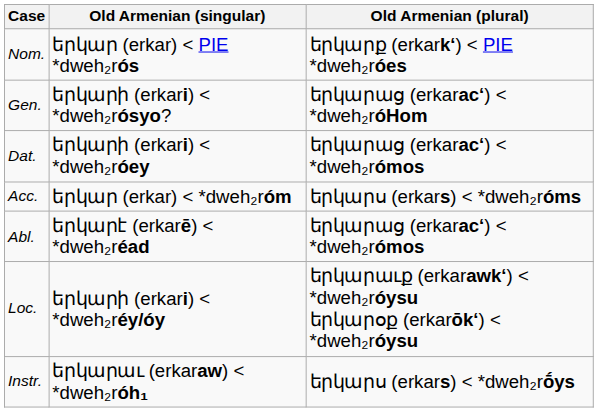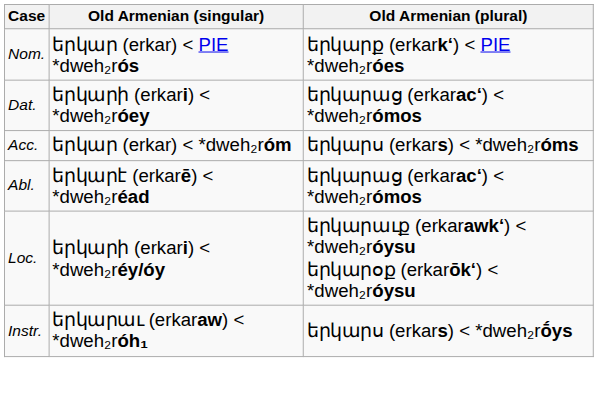- row: (25, 105)
